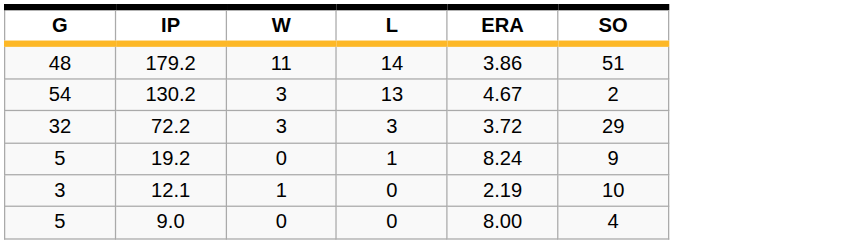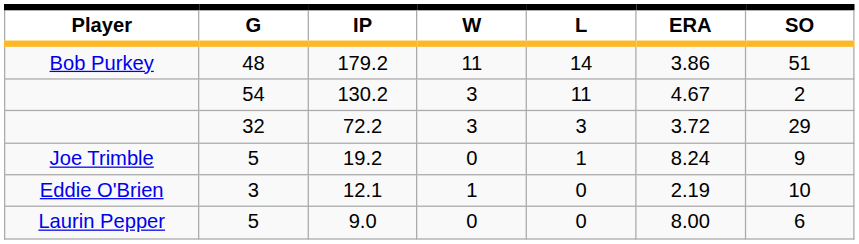+ column: (102, 25)
(392, 94) 13 -> (581, 94) 11
(613, 222) 4 -> (800, 222) 6
